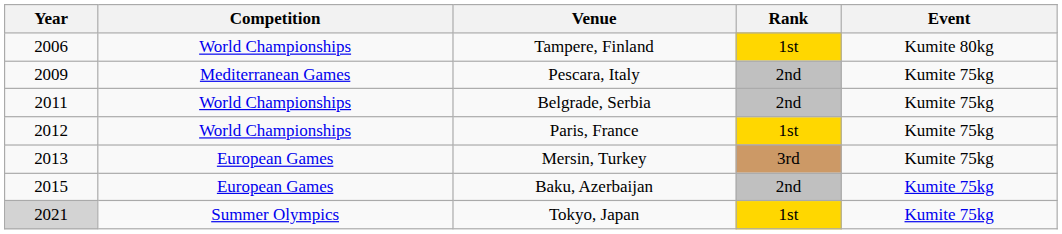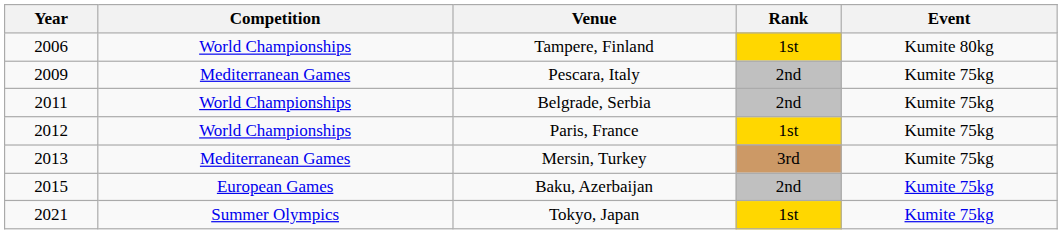(275, 159) European Games -> (275, 159) Mediterranean Games
(51, 215) lightgrey background -> (51, 215) no background
